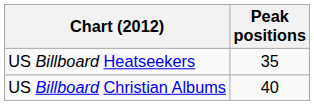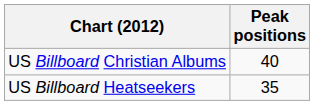rows swapped: (117, 87) <-> (102, 61)
